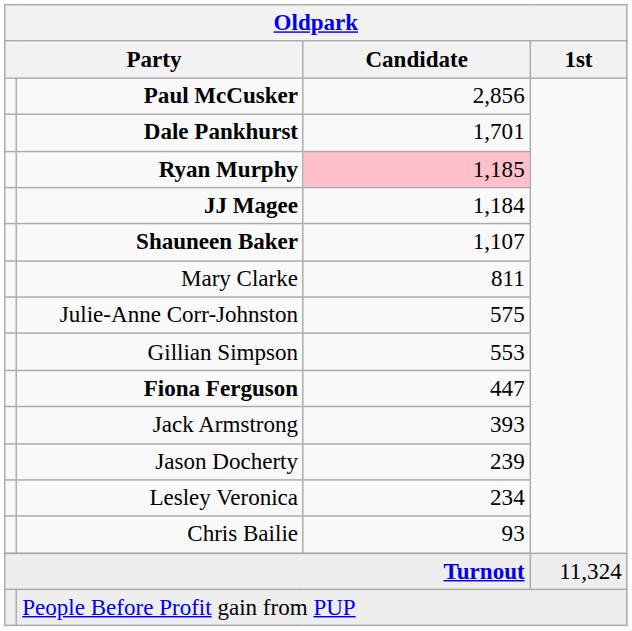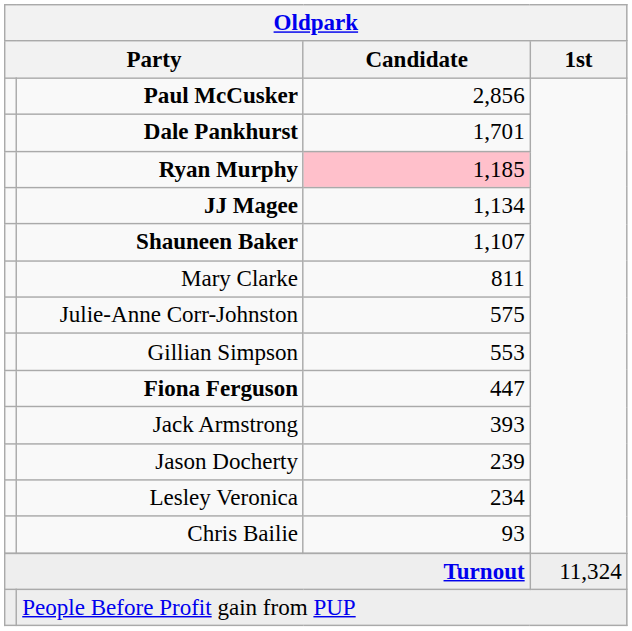(499, 205) 1,184 -> (499, 205) 1,134
